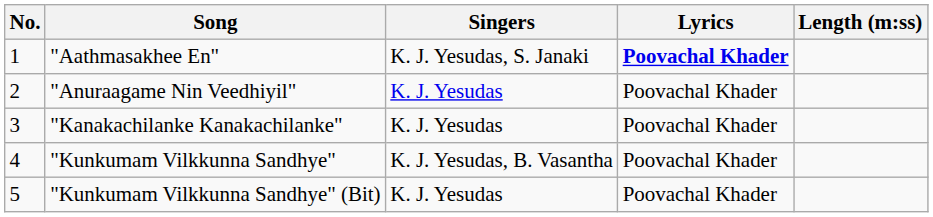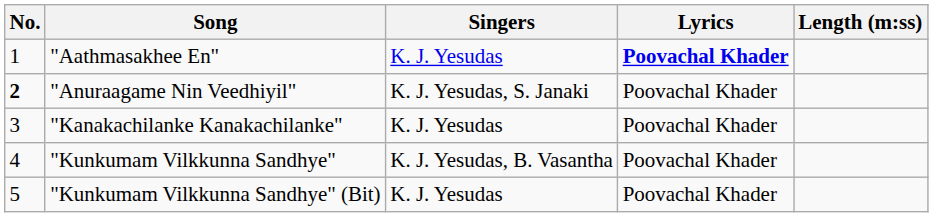(490, 56) K. J. Yesudas, S. Janaki -> (447, 56) K. J. Yesudas
(15, 91) normal -> (15, 91) bold
(447, 91) K. J. Yesudas -> (490, 91) K. J. Yesudas, S. Janaki
